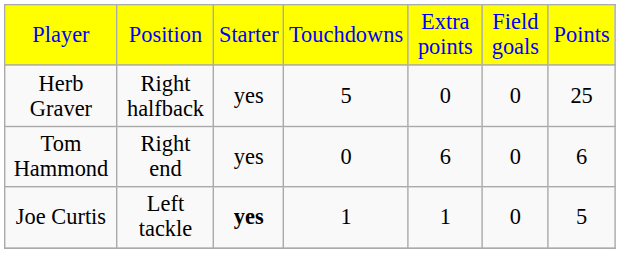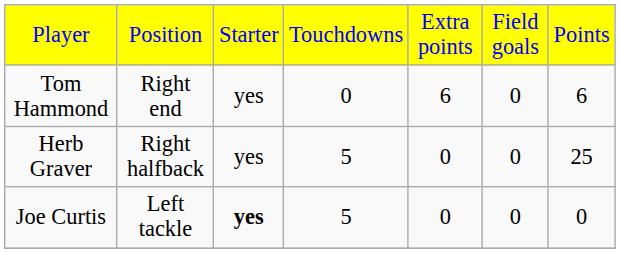rows swapped: (61, 95) <-> (61, 156)
(346, 217) 1 -> (346, 217) 5
(445, 217) 1 -> (445, 217) 0
(582, 217) 5 -> (582, 217) 0
